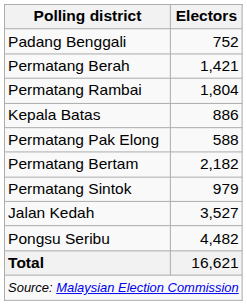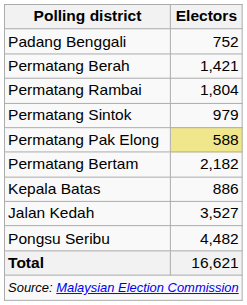rows swapped: (70, 189) <-> (54, 115)
(226, 139) no background -> (226, 139) khaki background
